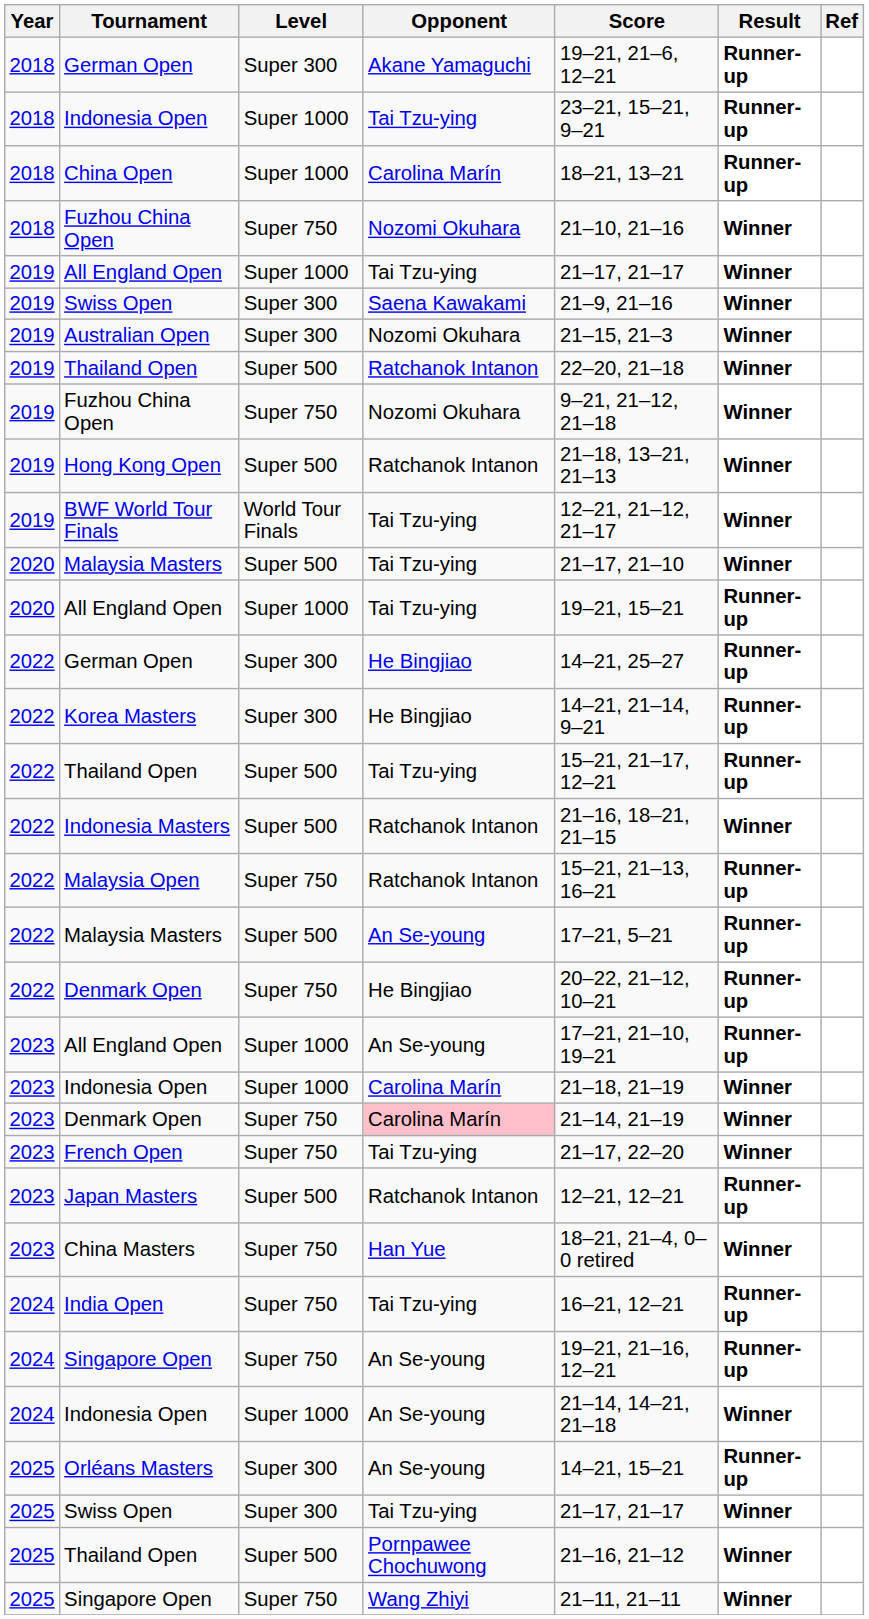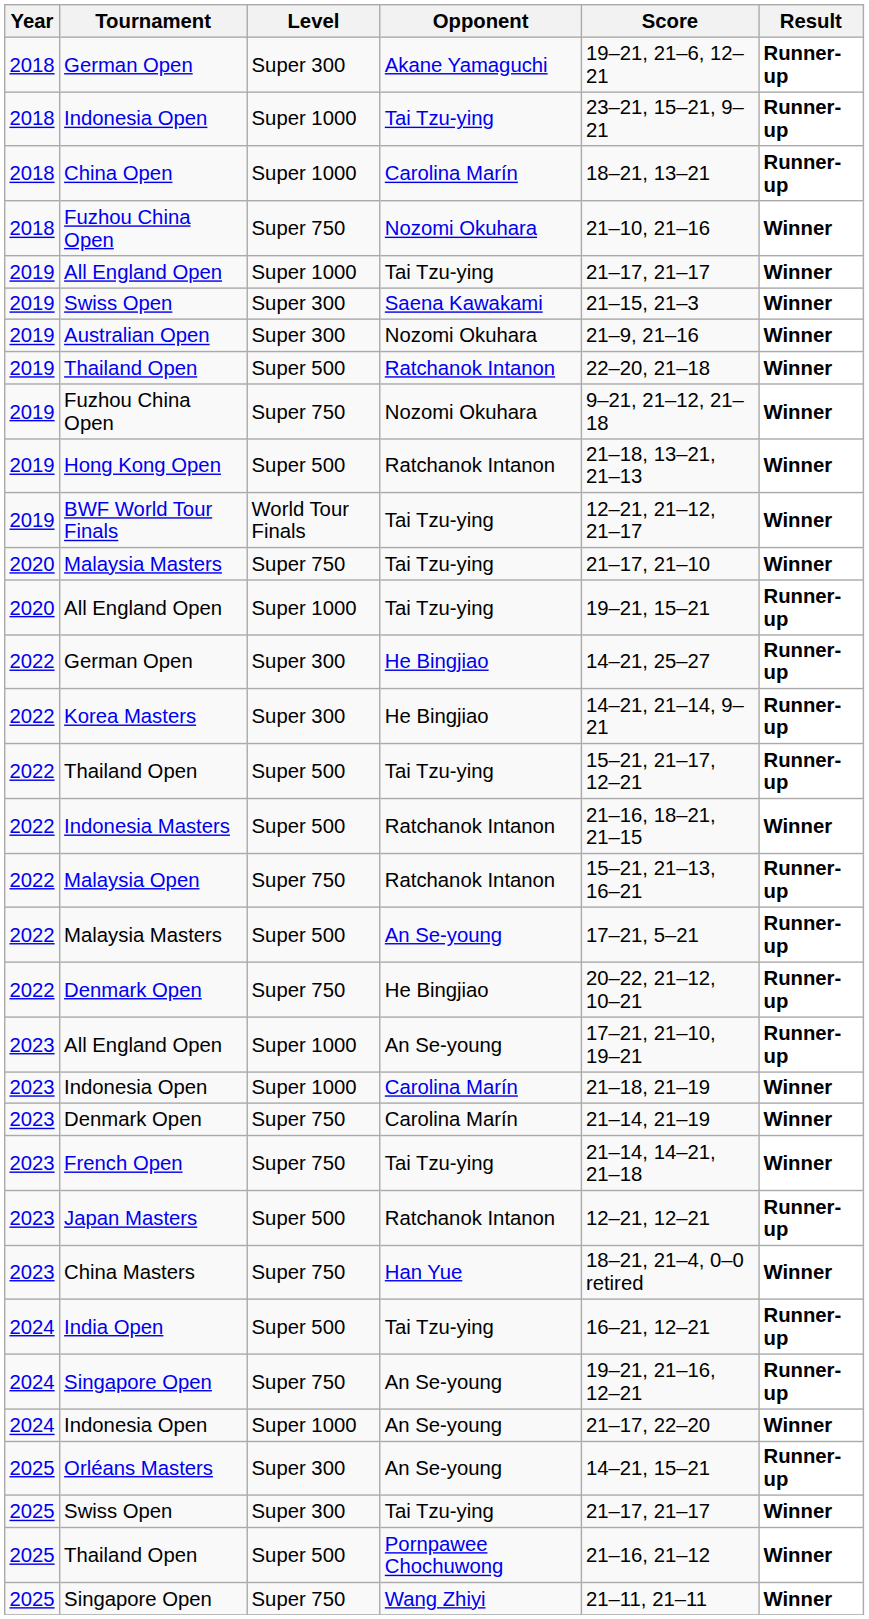- column: (842, 21)
(616, 304) 21–9, 21–16 -> (642, 304) 21–15, 21–3
(616, 336) 21–15, 21–3 -> (642, 336) 21–9, 21–16
(291, 564) Super 500 -> (298, 564) Super 750
(435, 1120) pink background -> (451, 1120) no background
(622, 1152) 21–17, 22–20 -> (651, 1163) 21–14, 14–21, 21–18
(291, 1305) Super 750 -> (298, 1327) Super 500
(625, 1414) 21–14, 14–21, 21–18 -> (648, 1425) 21–17, 22–20
